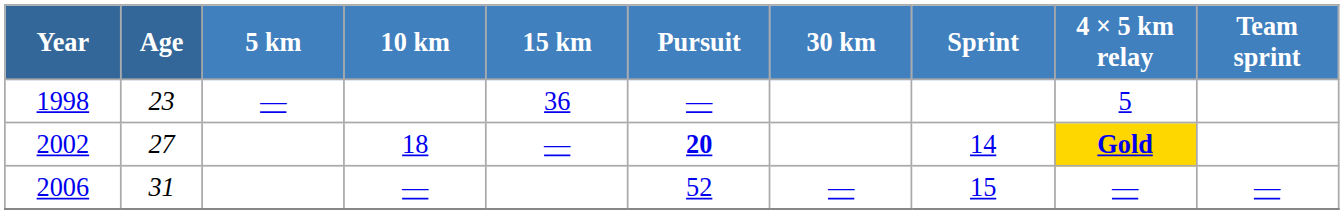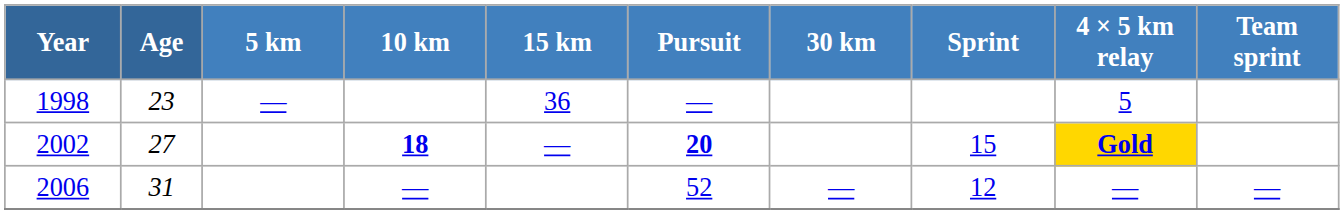(415, 144) normal -> (415, 144) bold
(983, 144) 14 -> (983, 144) 15
(983, 187) 15 -> (983, 187) 12
